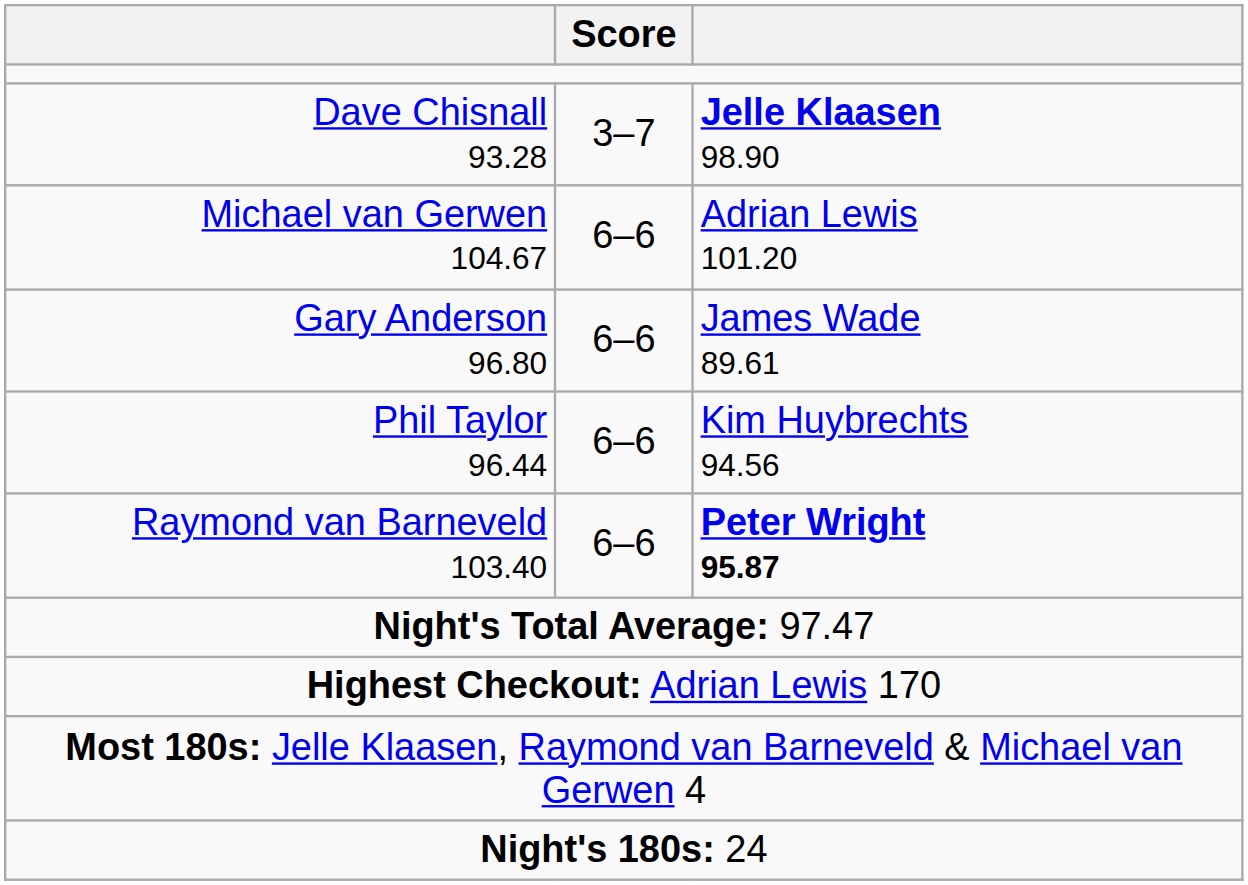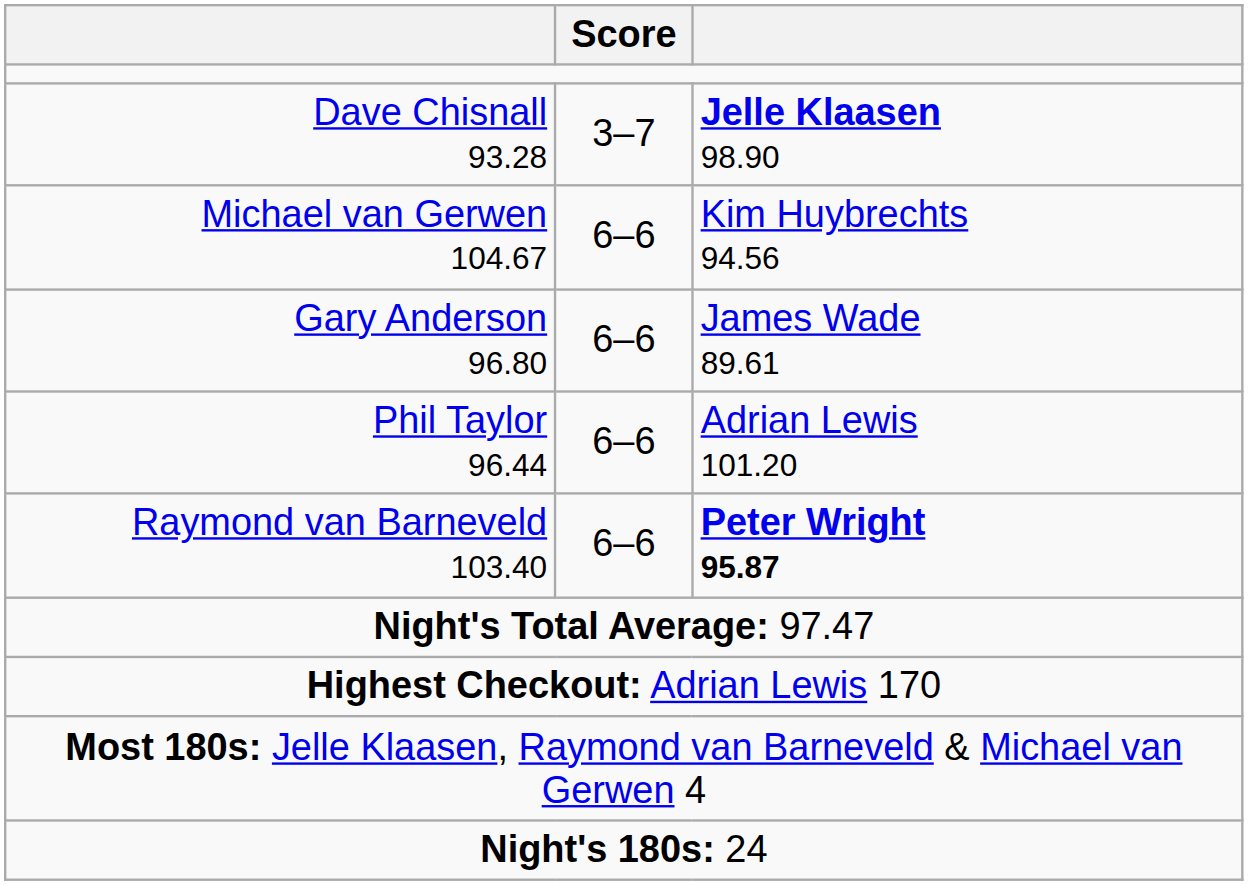(809, 236) Adrian Lewis 101.20 -> (834, 236) Kim Huybrechts 94.56
(834, 441) Kim Huybrechts 94.56 -> (809, 441) Adrian Lewis 101.20
